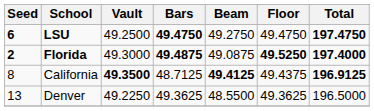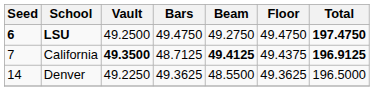(179, 34) bold -> (179, 34) normal
- row: (65, 55)
(11, 75) 8 -> (11, 55) 7
(14, 95) 13 -> (14, 75) 14
